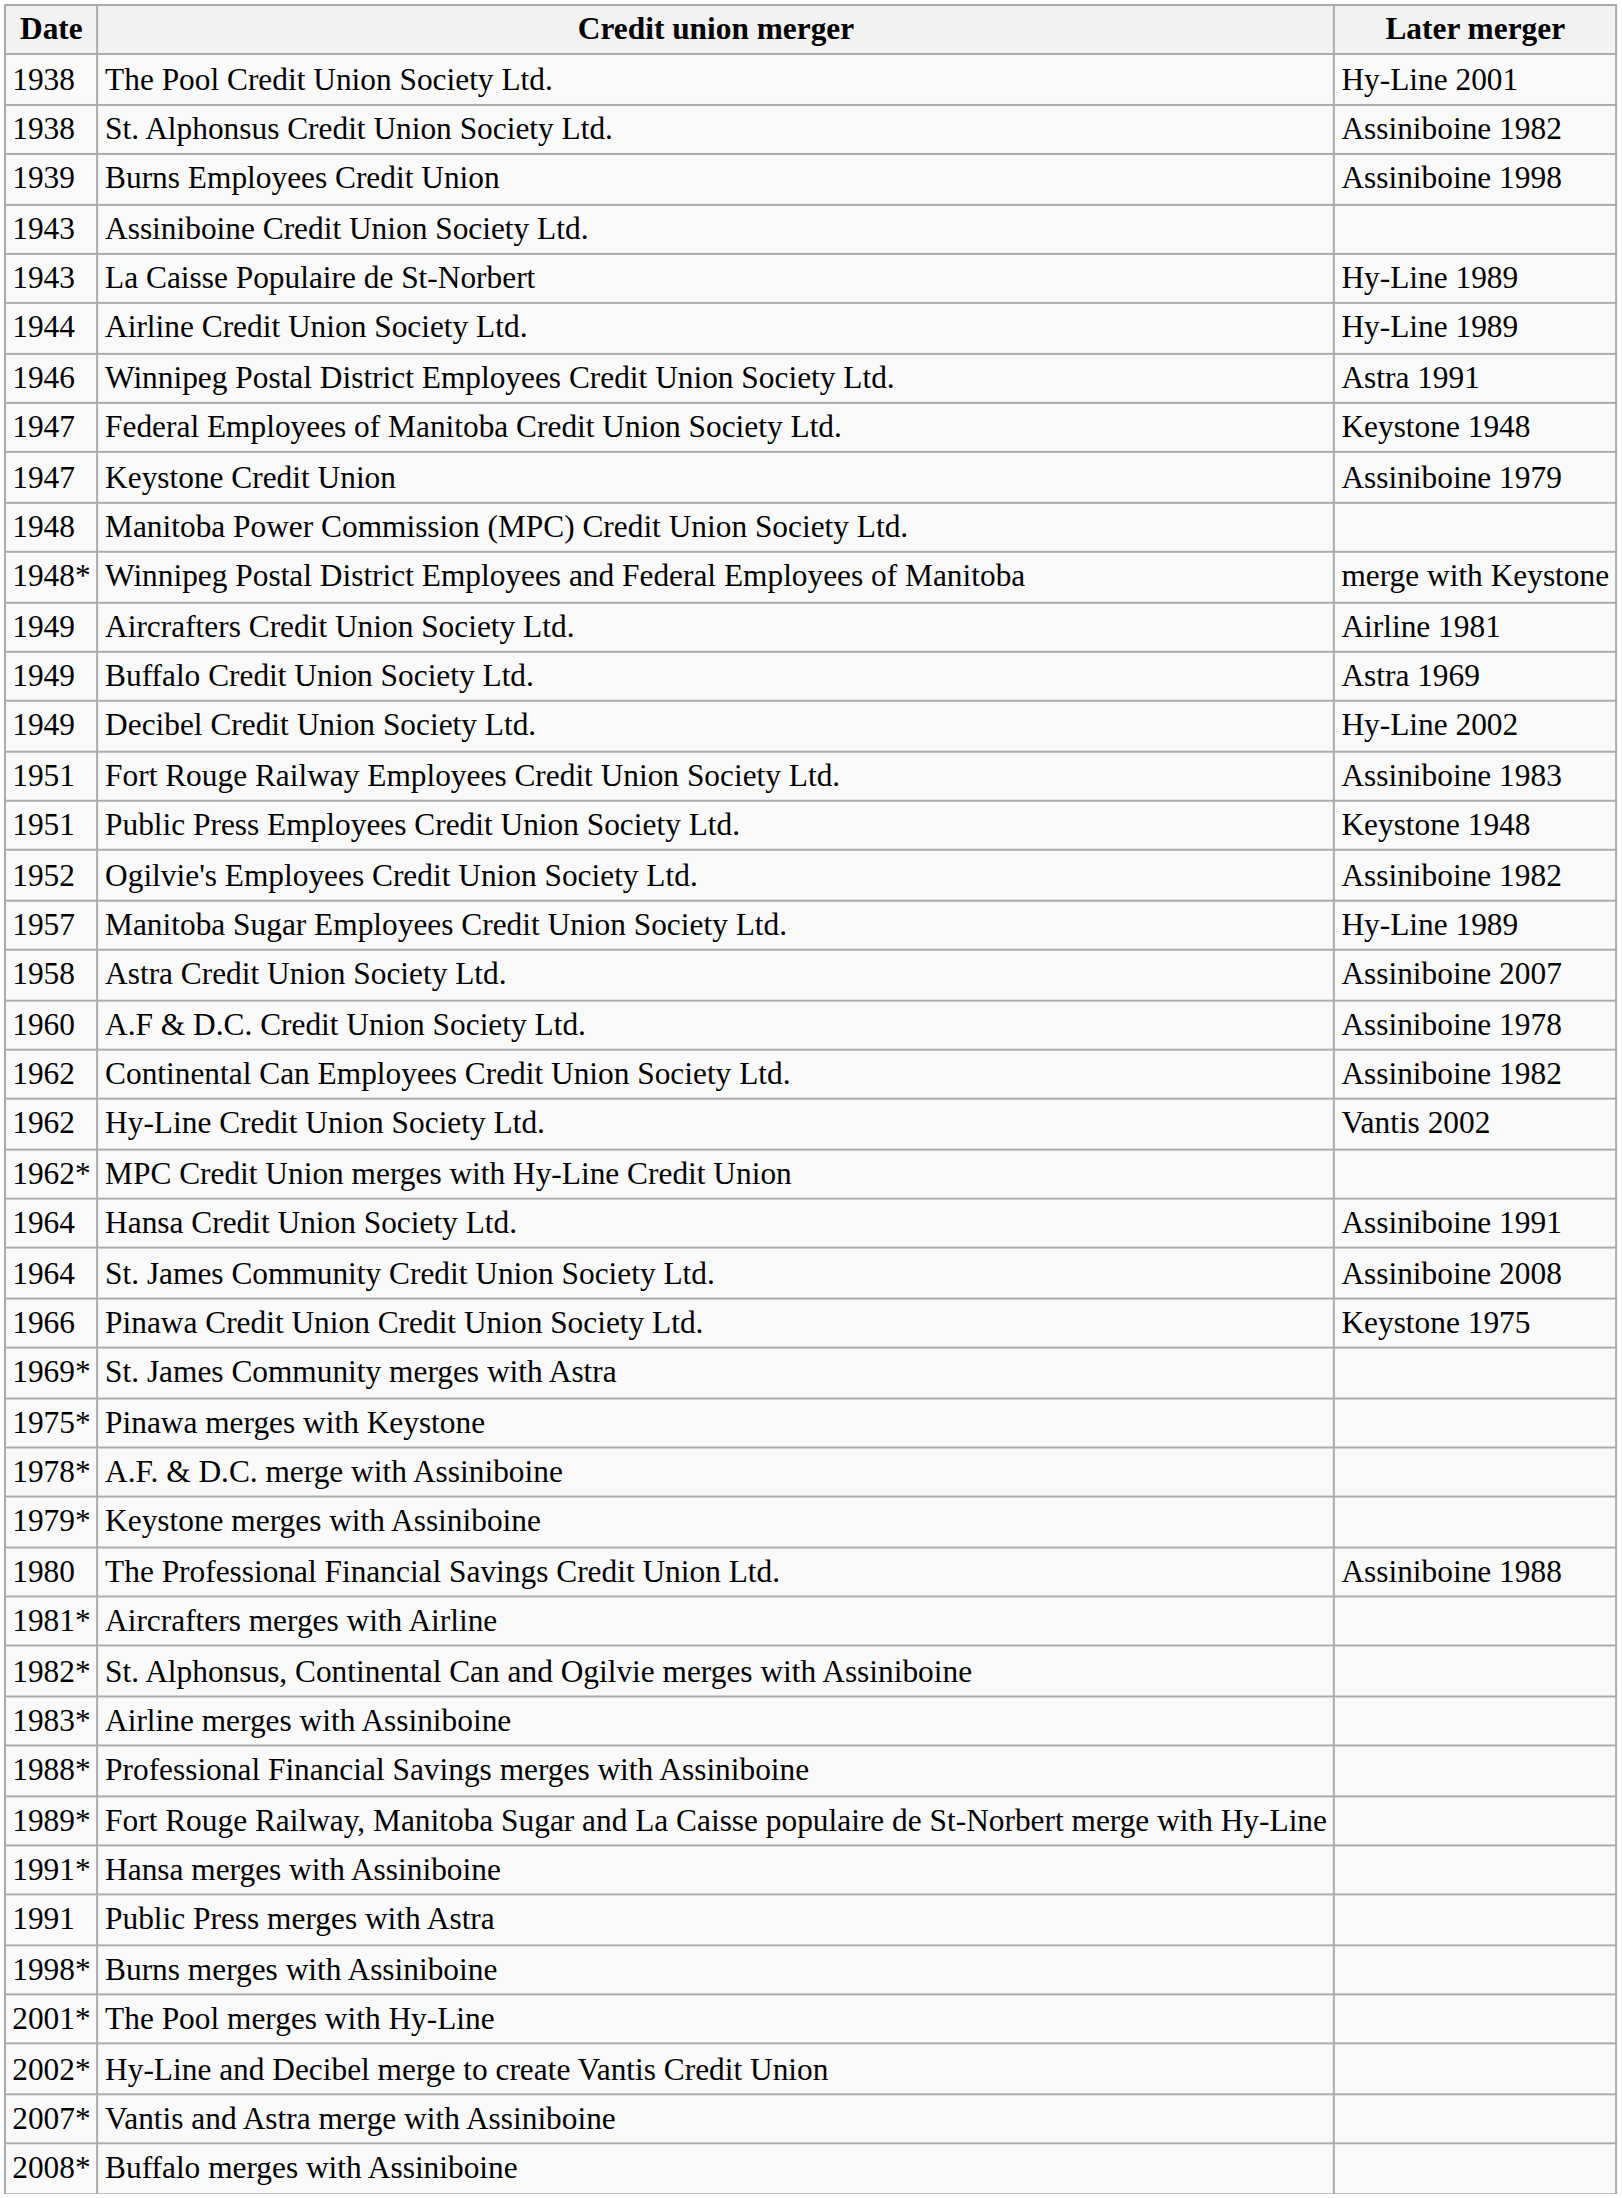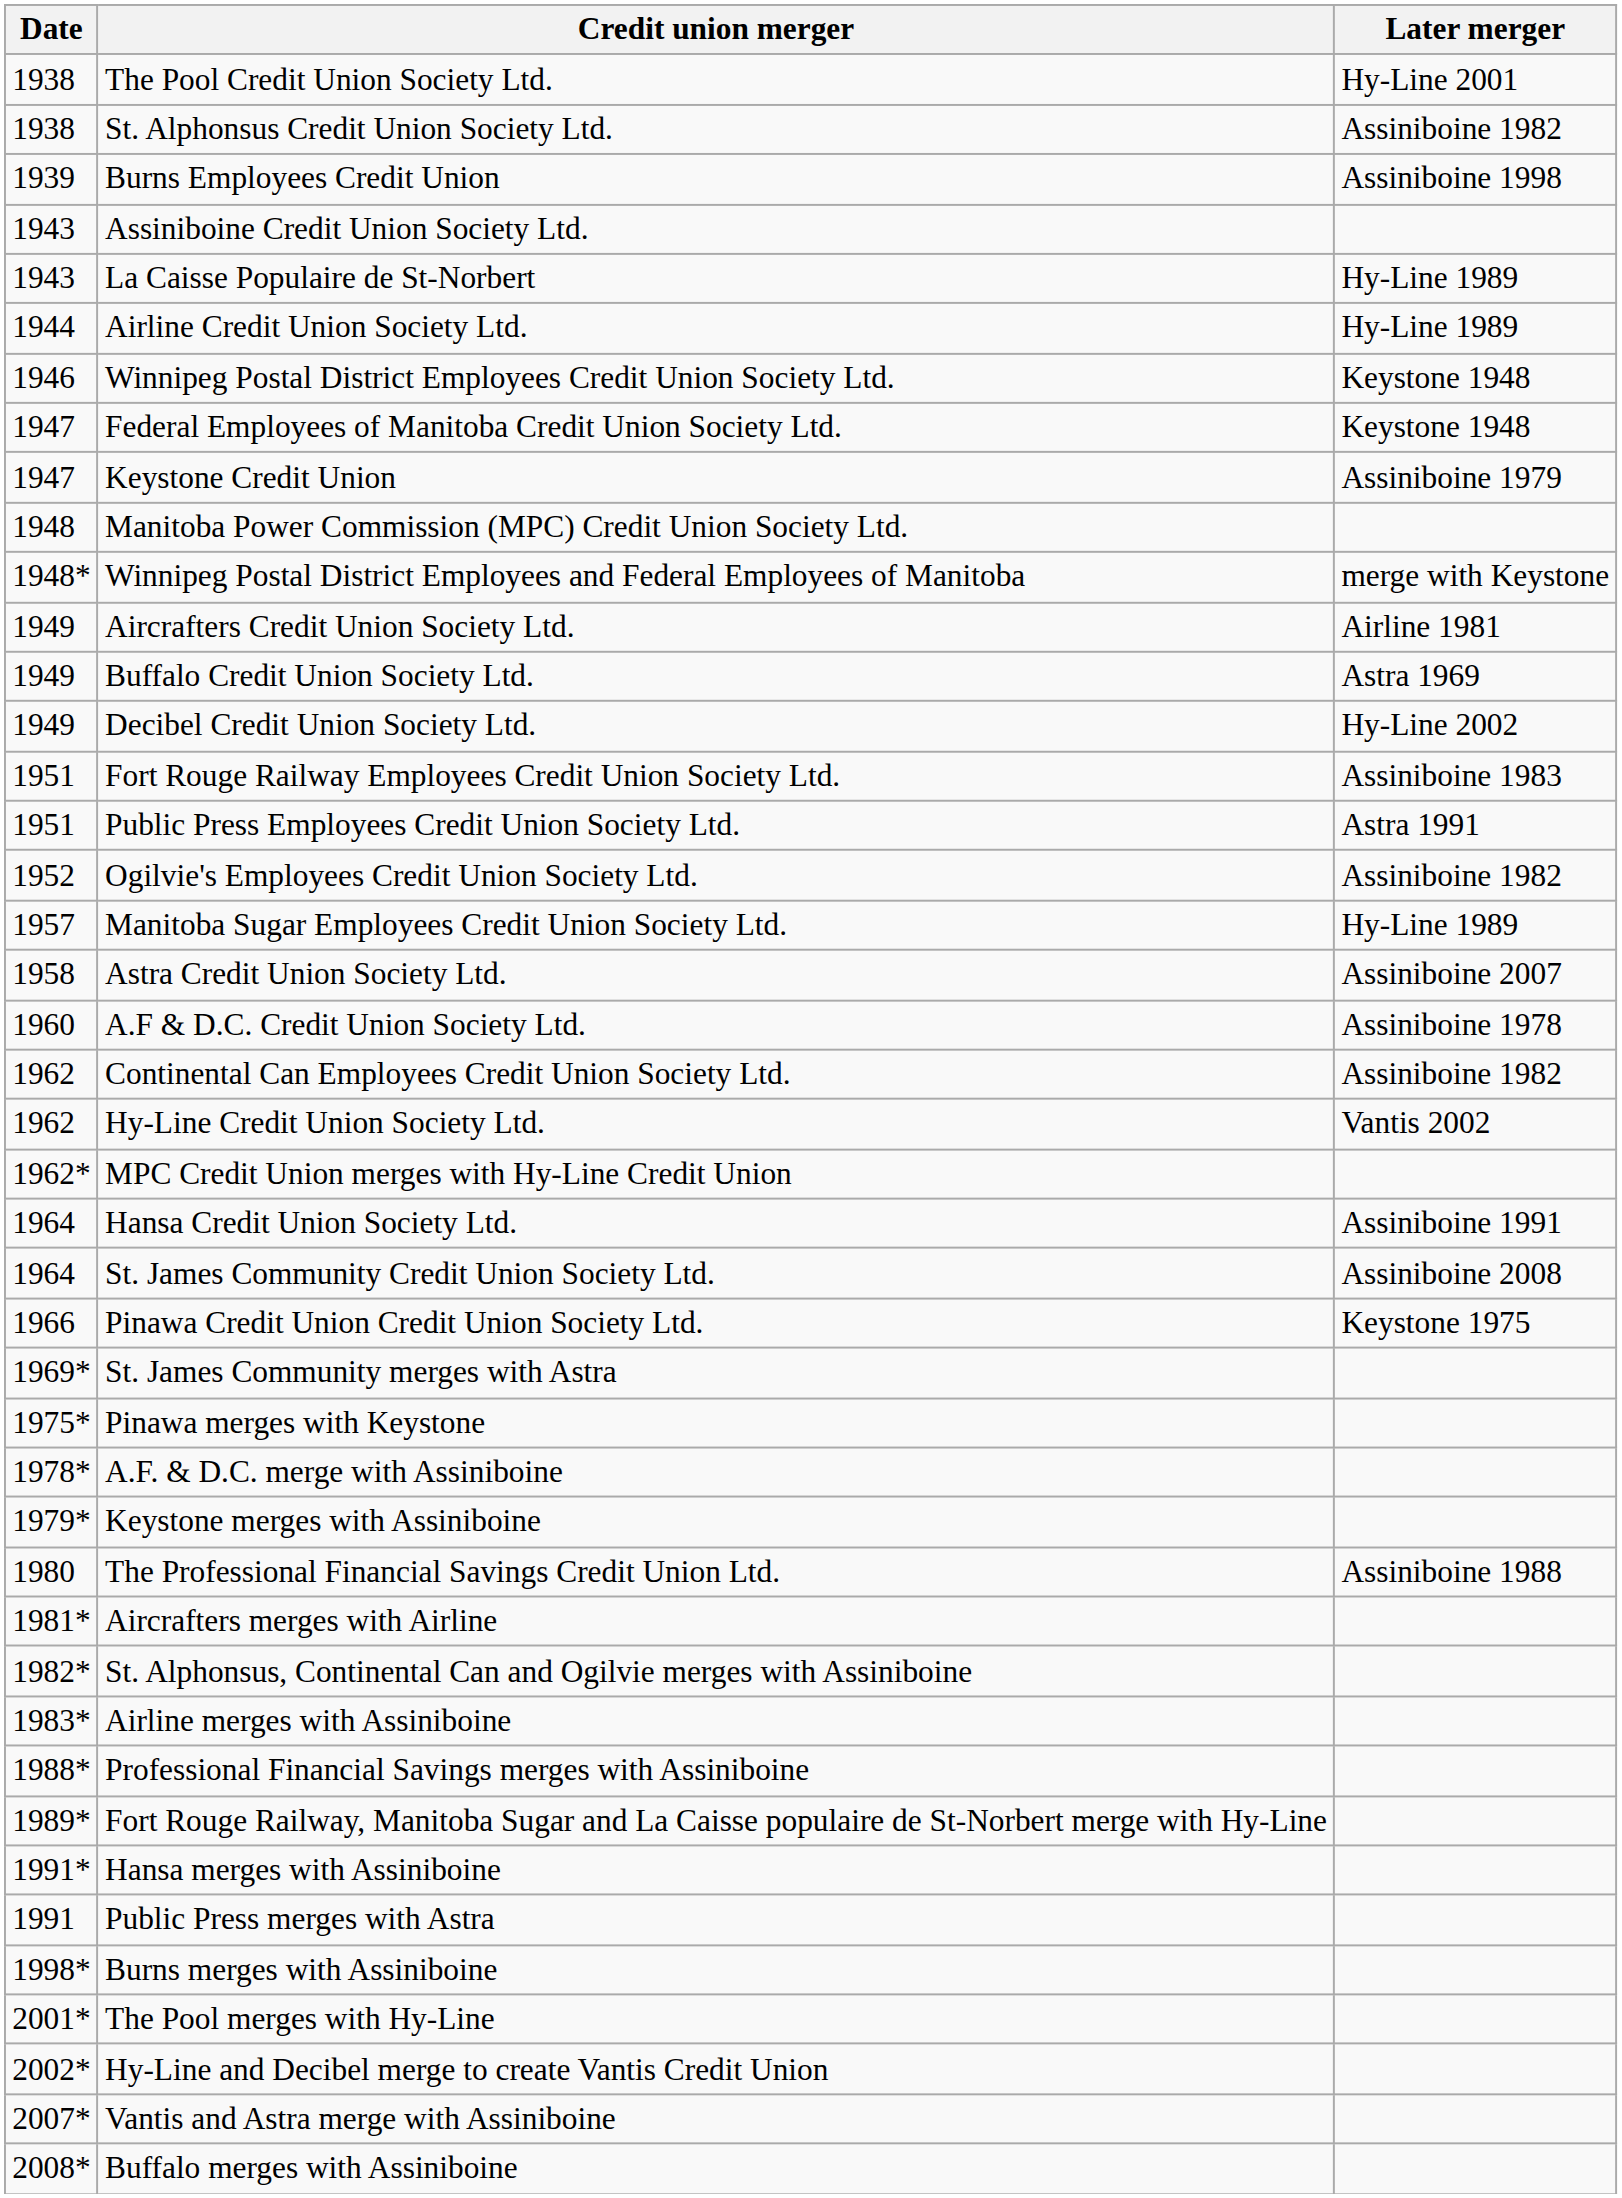(1411, 377) Astra 1991 -> (1436, 377) Keystone 1948
(1436, 825) Keystone 1948 -> (1411, 825) Astra 1991
